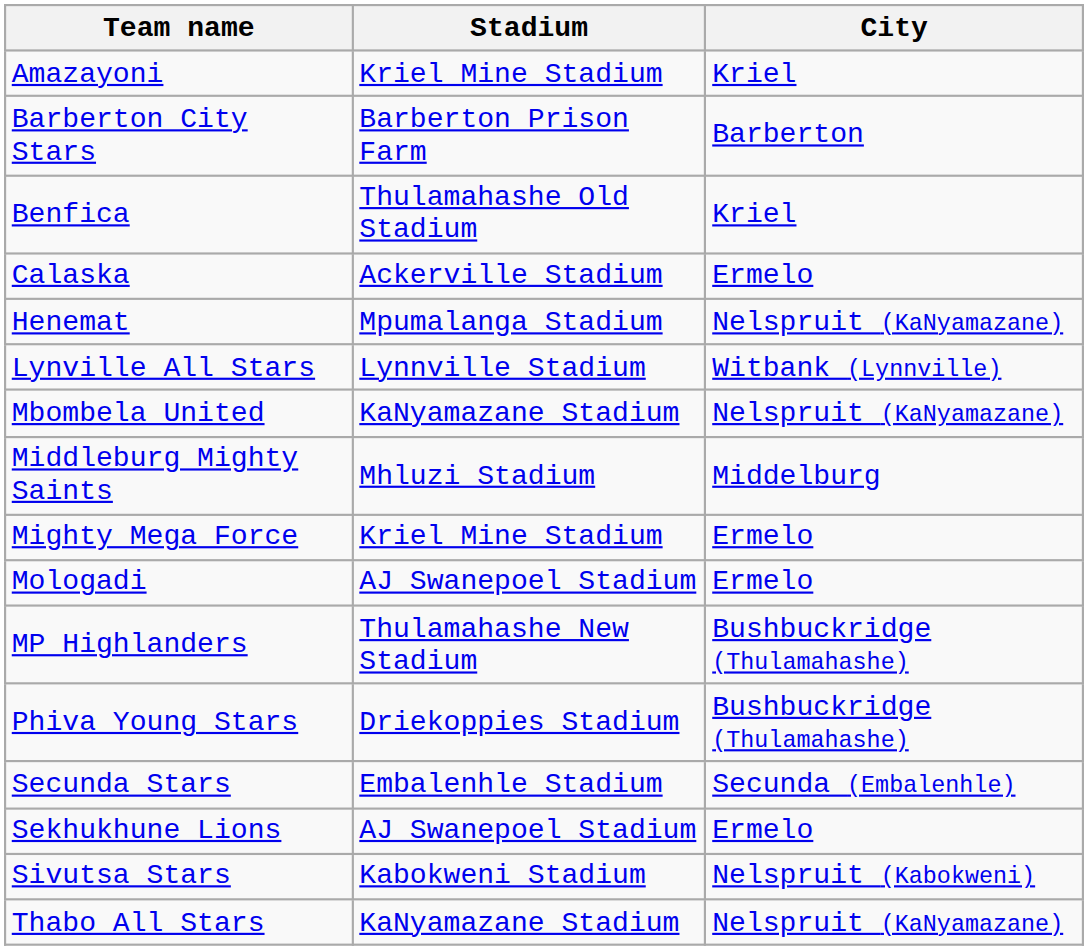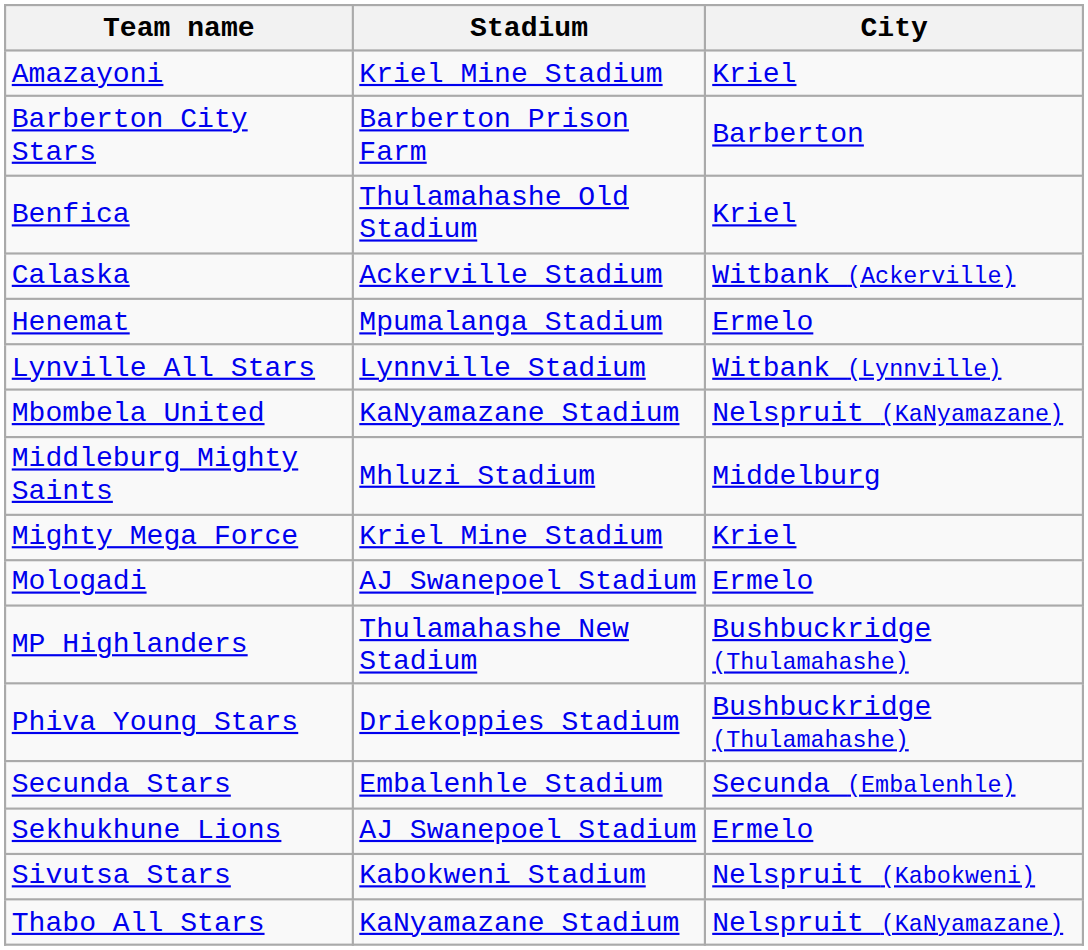(763, 276) Ermelo -> (864, 276) Witbank (Ackerville)
(888, 322) Nelspruit (KaNyamazane) -> (763, 322) Ermelo
(763, 537) Ermelo -> (754, 537) Kriel
